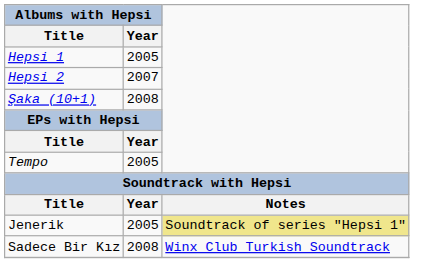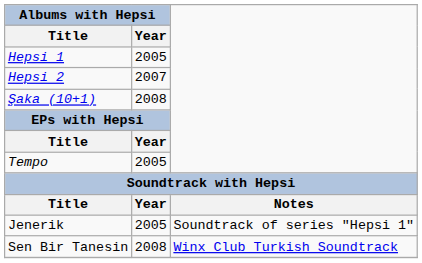(286, 226) khaki background -> (294, 226) no background
+ row: (68, 247)
- row: (64, 247)
